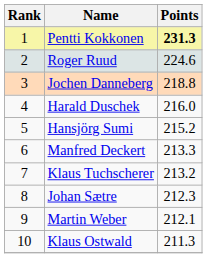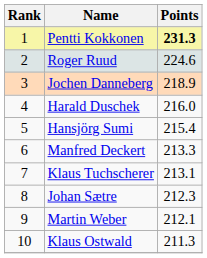(179, 83) 218.8 -> (179, 83) 218.9
(179, 128) 215.2 -> (179, 128) 215.4
(179, 173) 213.2 -> (179, 173) 213.1
